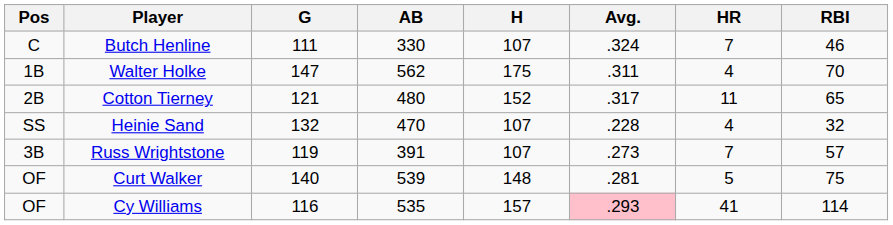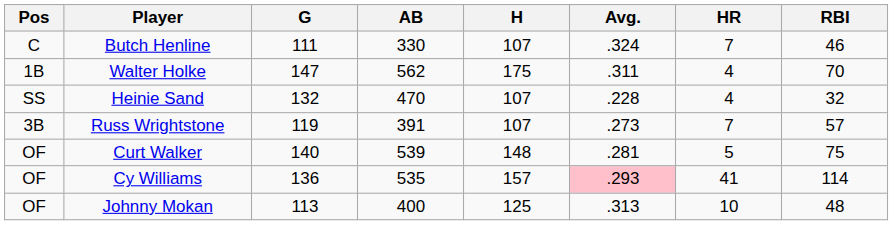- row: (158, 98)
(305, 206) 116 -> (305, 179) 136
+ row: (158, 206)
